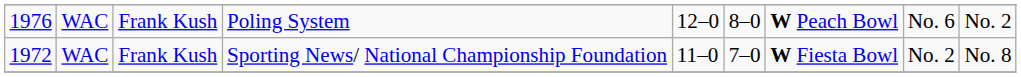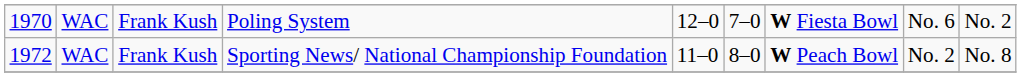(31, 21) 1976 -> (31, 21) 1970
(745, 21) 8–0 -> (745, 21) 7–0
(834, 21) W Peach Bowl -> (834, 21) W Fiesta Bowl
(745, 54) 7–0 -> (745, 54) 8–0
(834, 54) W Fiesta Bowl -> (834, 54) W Peach Bowl
